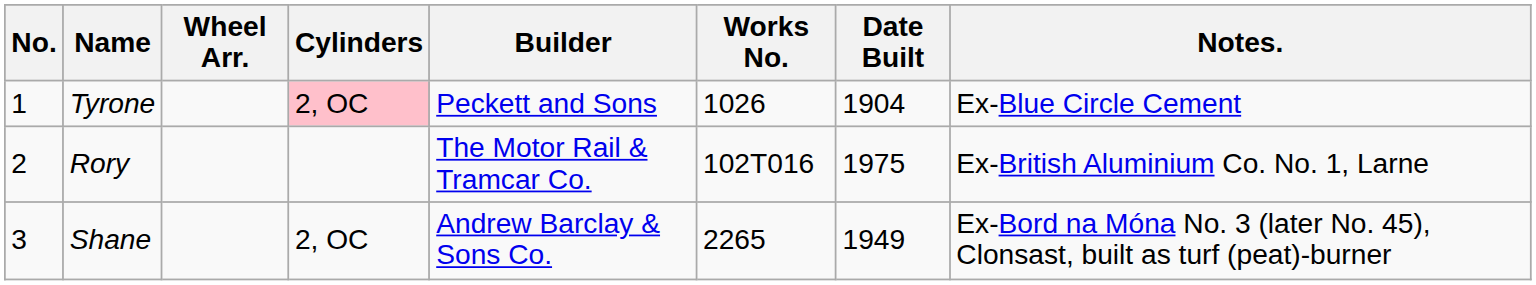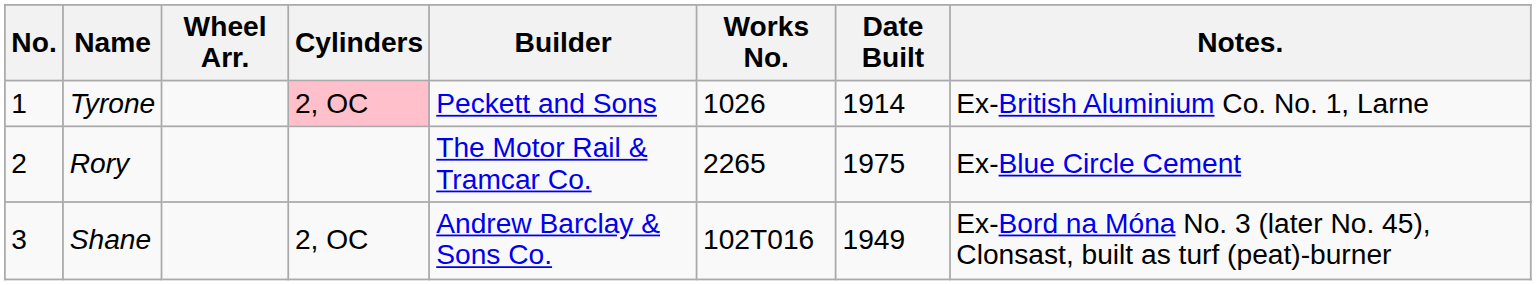(874, 103) 1904 -> (874, 103) 1914
(1099, 103) Ex-Blue Circle Cement -> (1193, 103) Ex-British Aluminium Co. No. 1, Larne
(759, 163) 102T016 -> (734, 163) 2265
(1193, 163) Ex-British Aluminium Co. No. 1, Larne -> (1099, 163) Ex-Blue Circle Cement
(734, 240) 2265 -> (759, 240) 102T016
